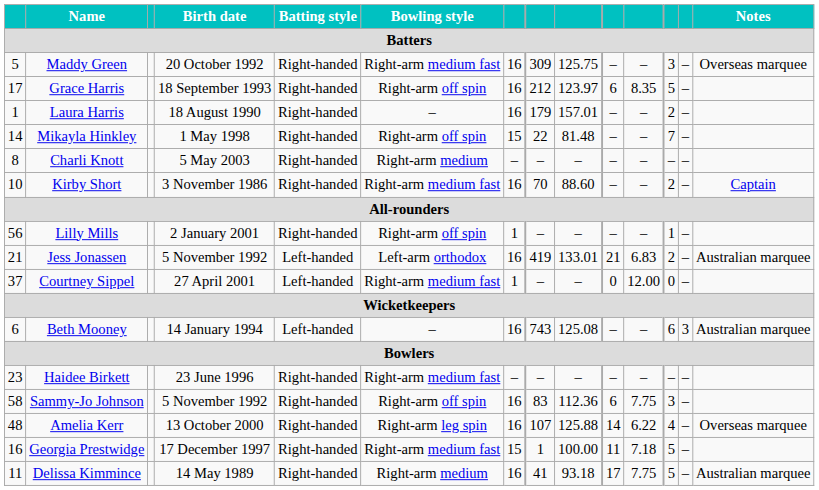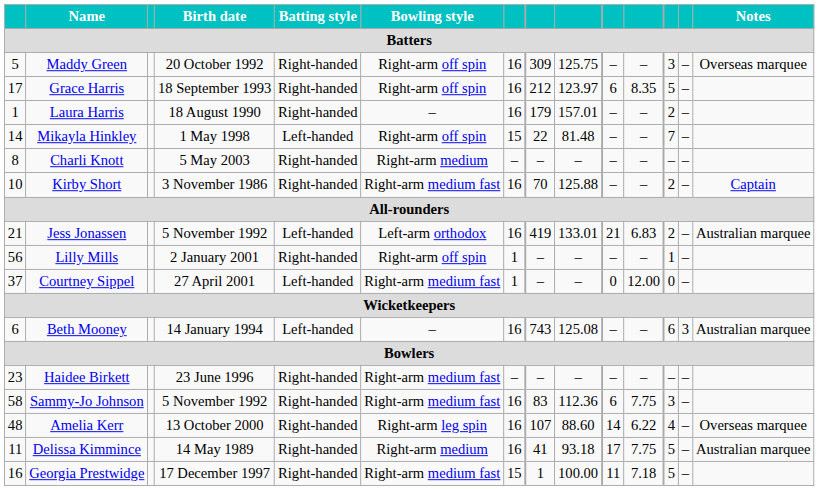(432, 64) Right-arm medium fast -> (432, 64) Right-arm off spin
(318, 137) Right-handed -> (318, 137) Left-handed
(578, 185) 88.60 -> (578, 185) 125.88
rows swapped: (87, 257) <-> (87, 233)
(432, 401) Right-arm off spin -> (432, 401) Right-arm medium fast
(578, 425) 125.88 -> (578, 425) 88.60
rows swapped: (87, 473) <-> (87, 449)
